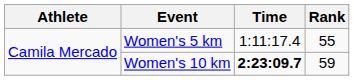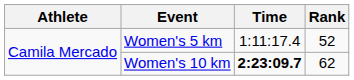(327, 40) 55 -> (327, 40) 52
(327, 64) 59 -> (327, 64) 62
